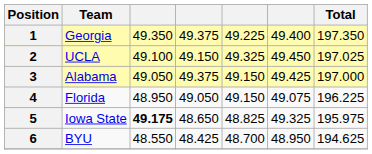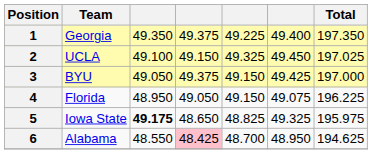(91, 77) Alabama -> (78, 77) BYU
(78, 139) BYU -> (91, 139) Alabama
(199, 139) no background -> (199, 139) pink background
